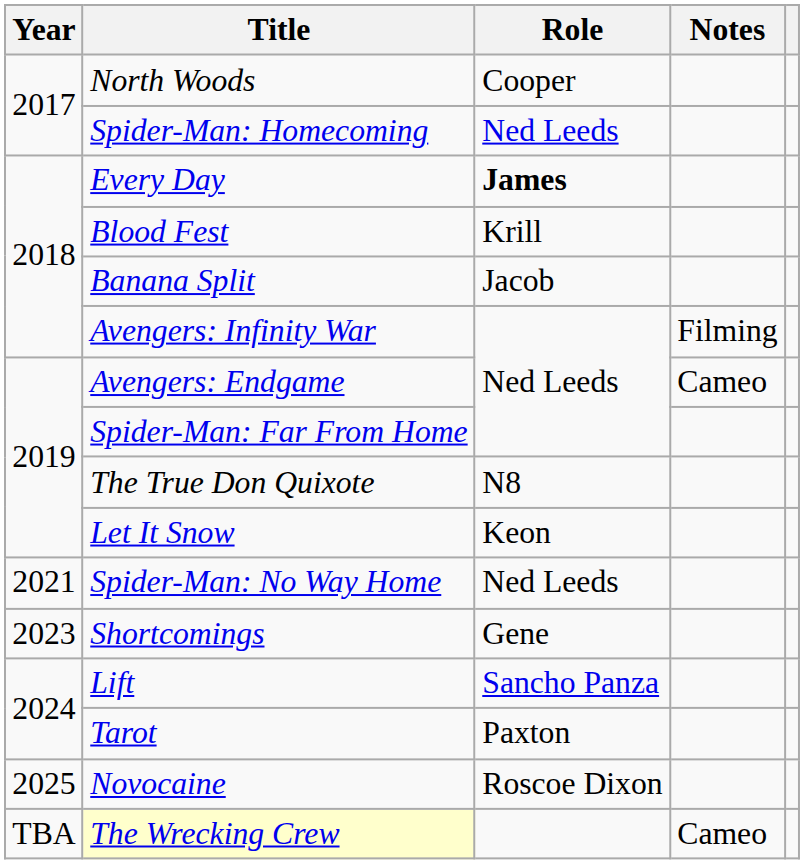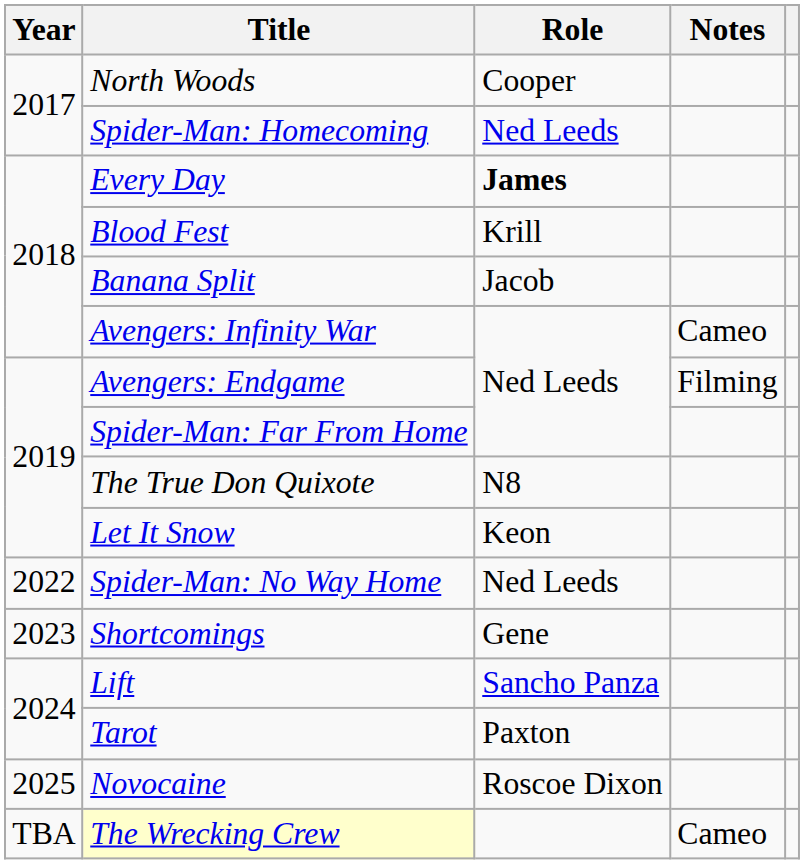(727, 331) Filming -> (722, 331) Cameo
(722, 381) Cameo -> (727, 381) Filming
(44, 582) 2021 -> (44, 582) 2022
